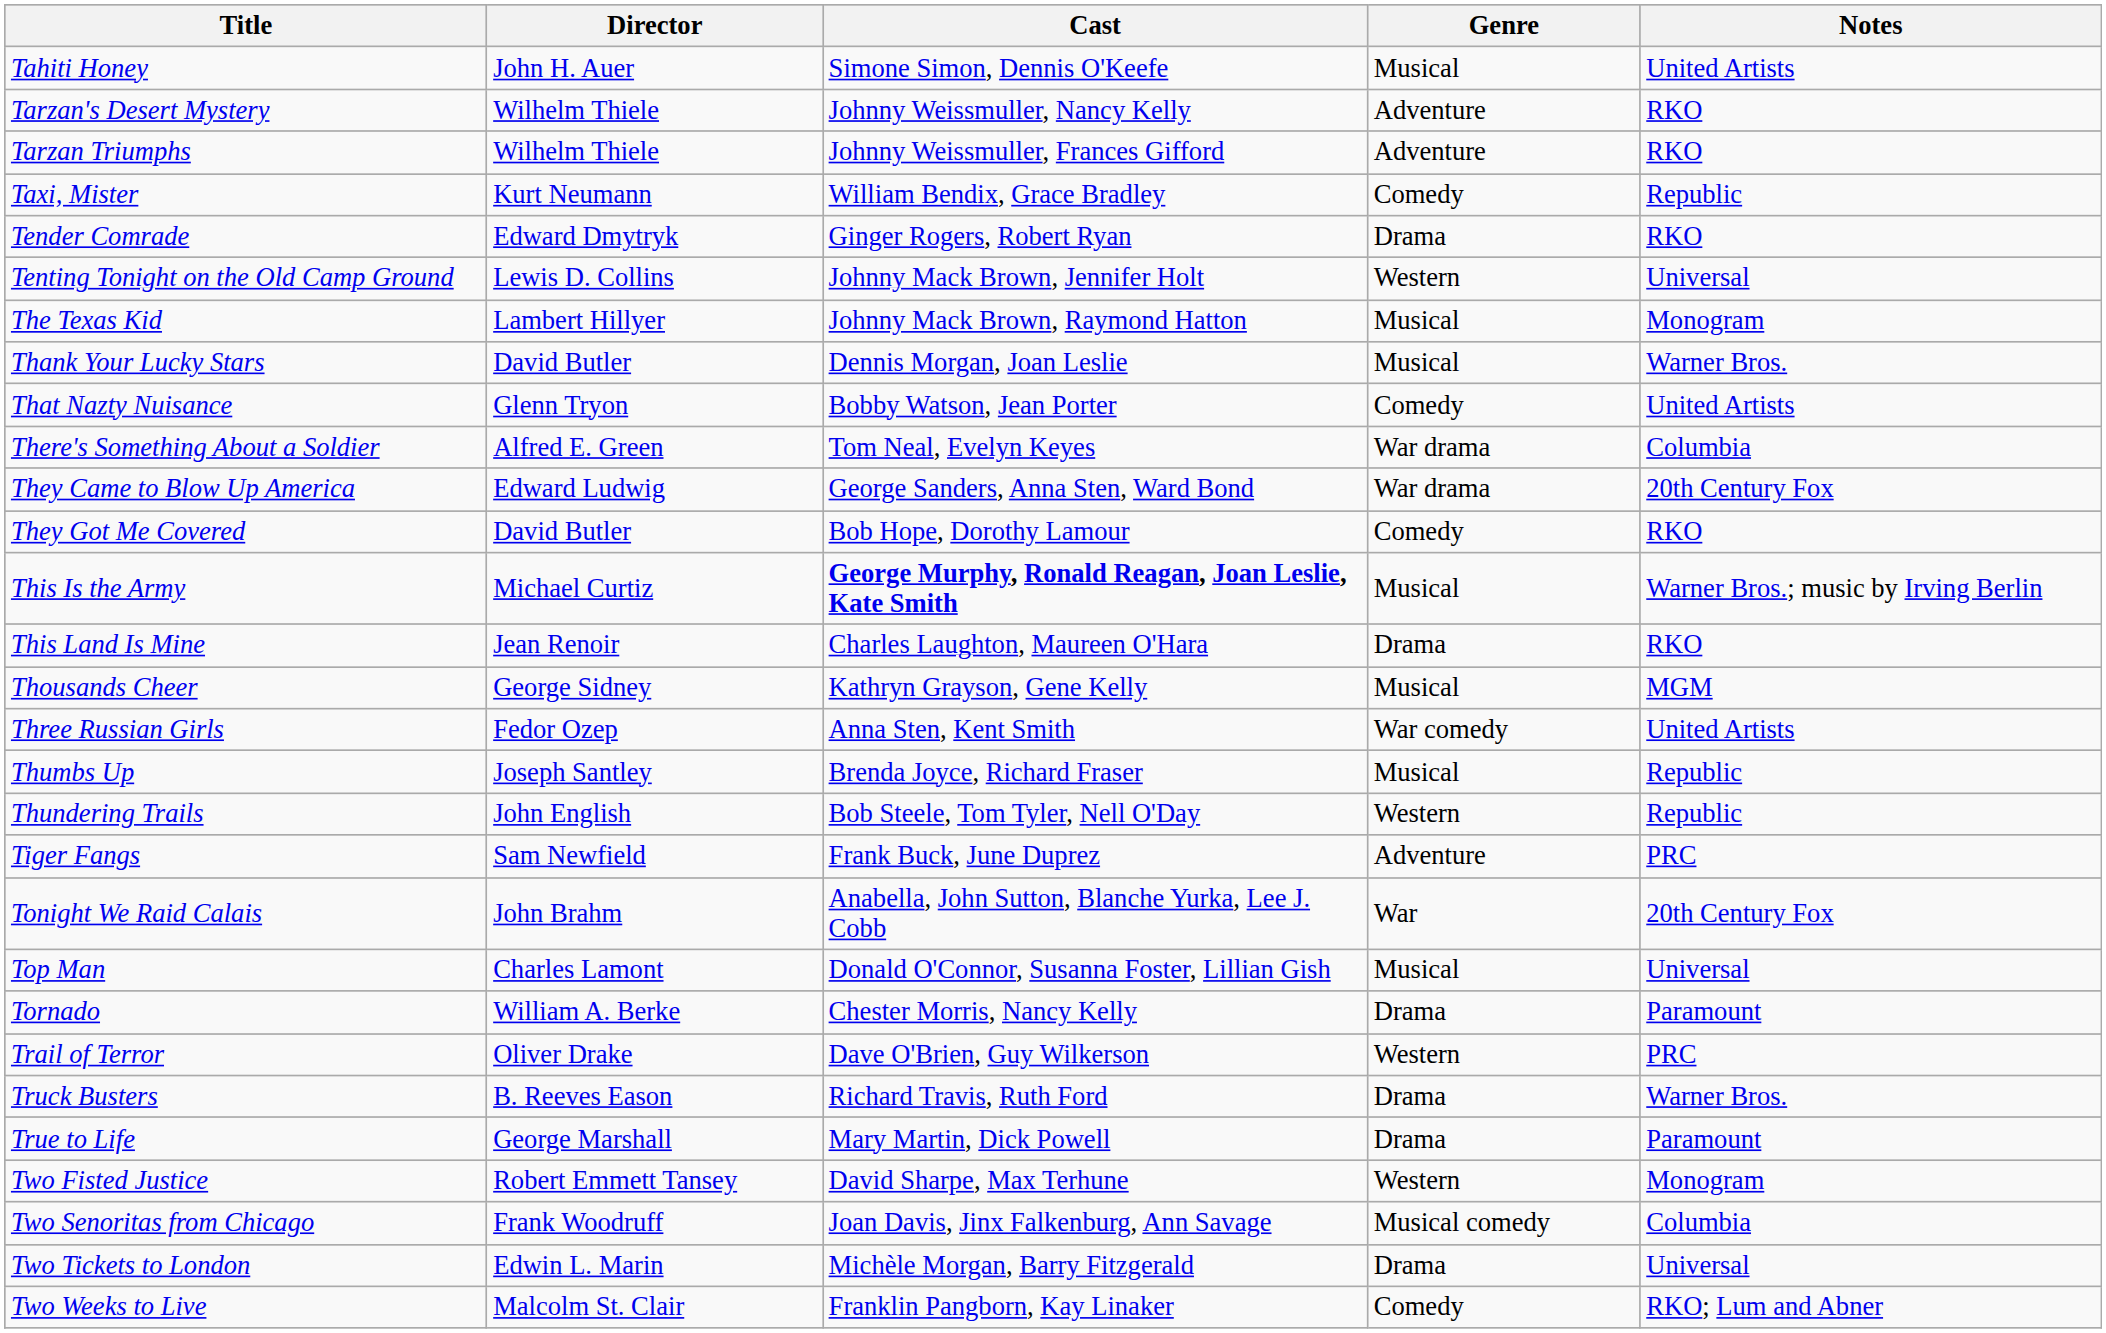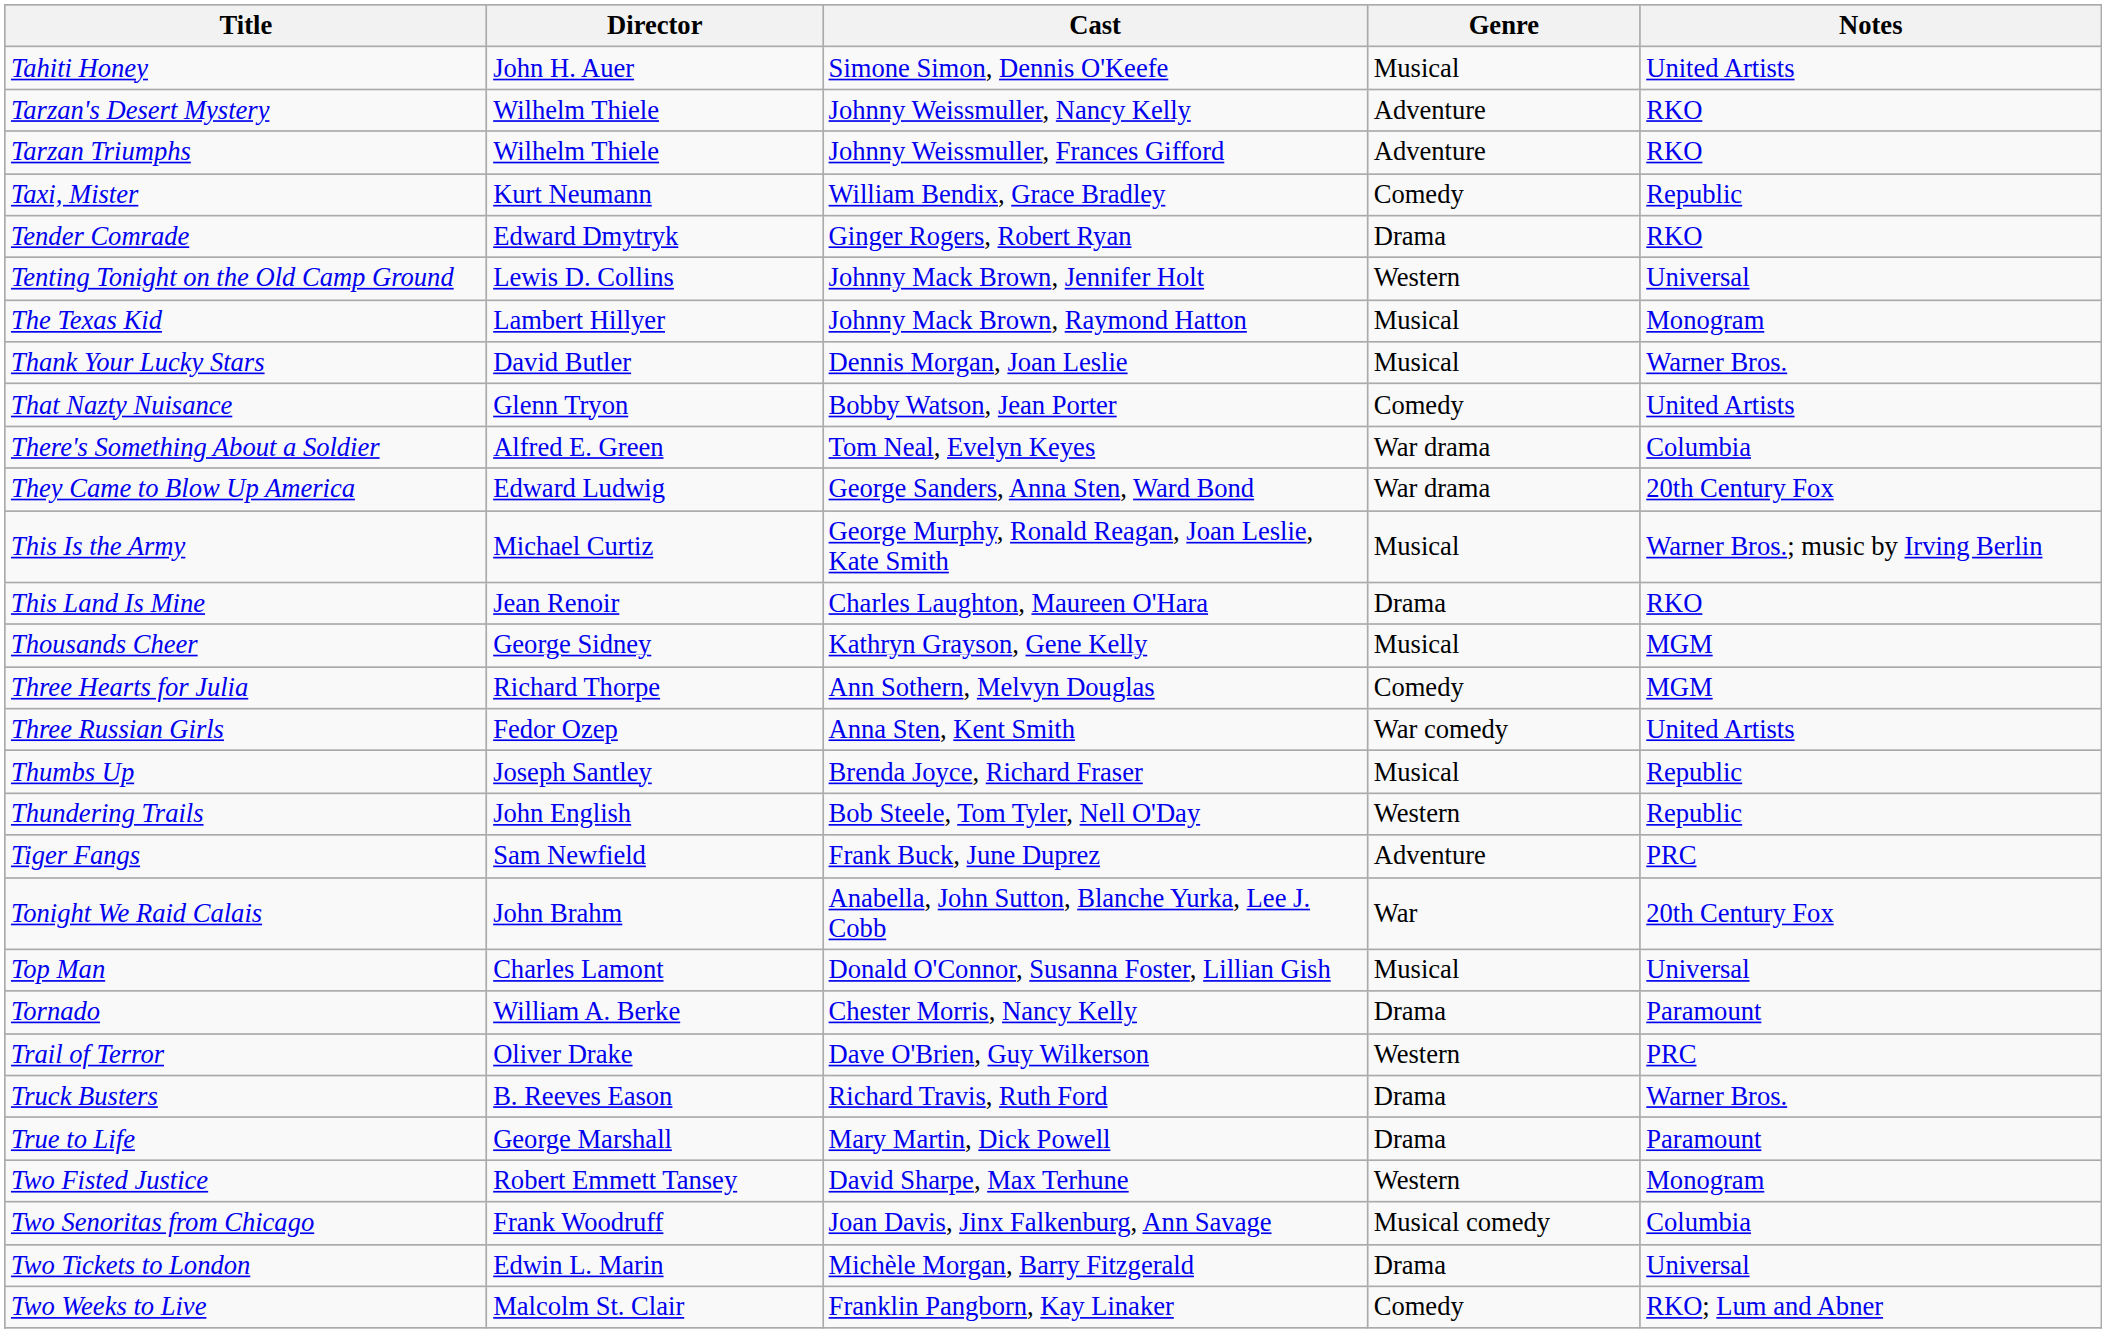- row: (128, 531)
(1088, 588) bold -> (1071, 545) normal
+ row: (130, 687)
